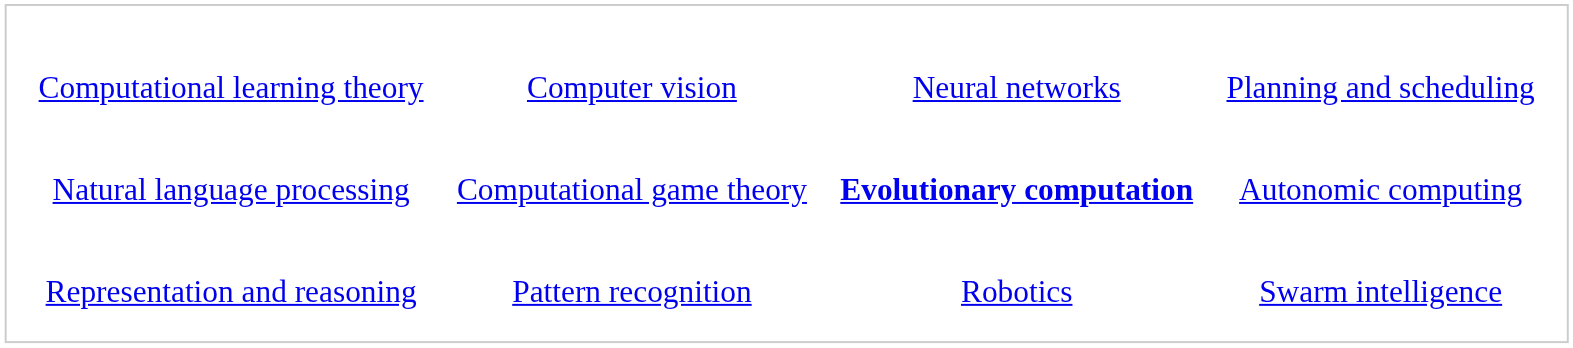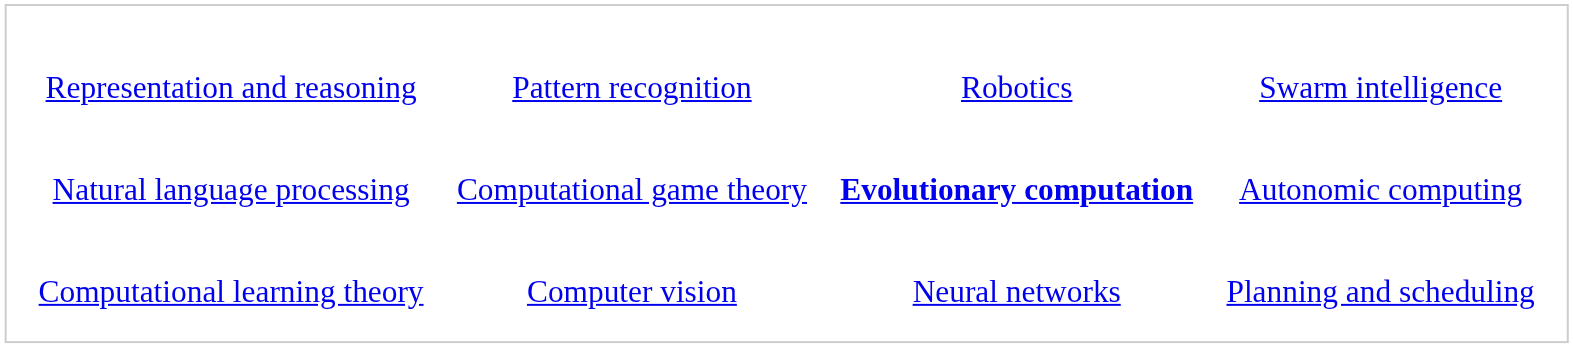rows swapped: (231, 87) <-> (231, 291)
